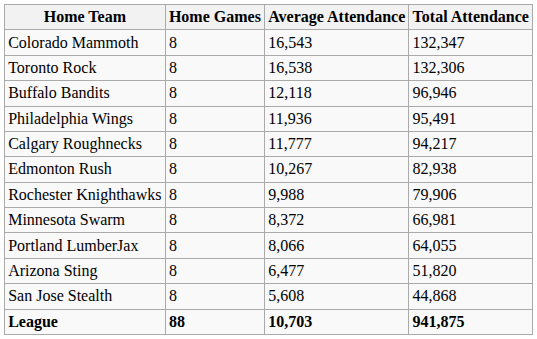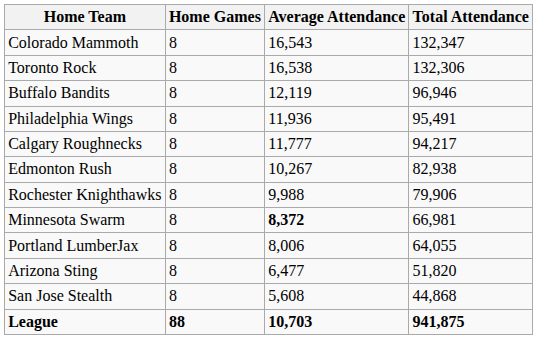(290, 93) 12,118 -> (290, 93) 12,119
(286, 220) normal -> (286, 220) bold
(286, 245) 8,066 -> (286, 245) 8,006
